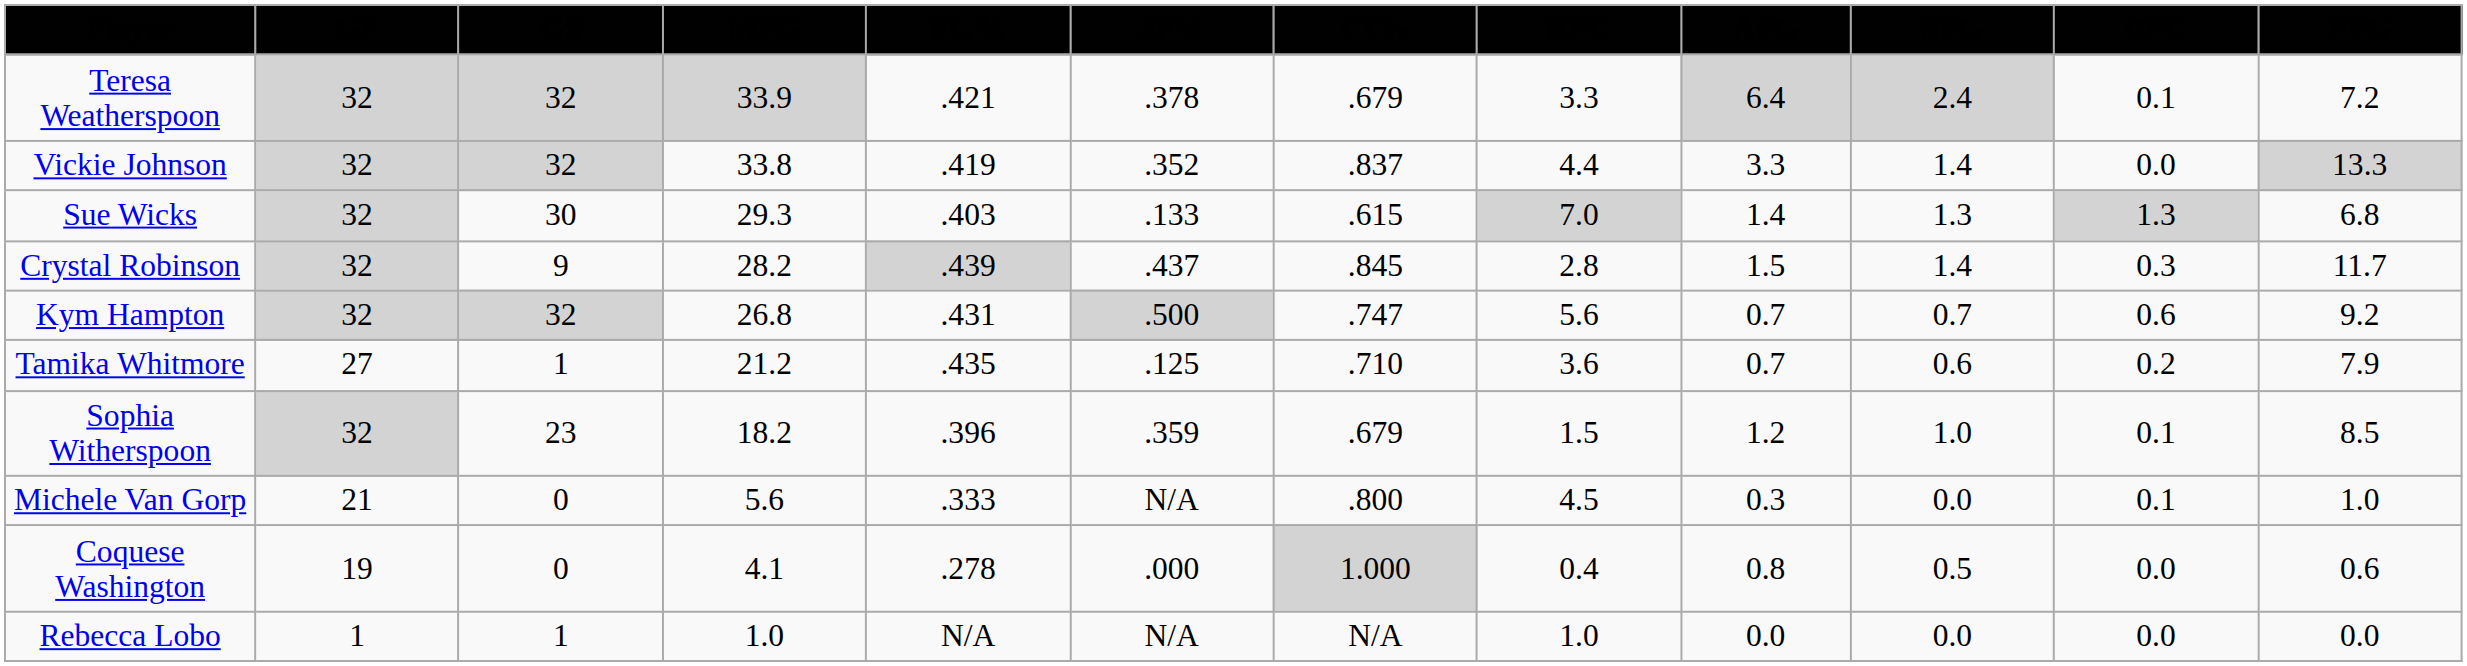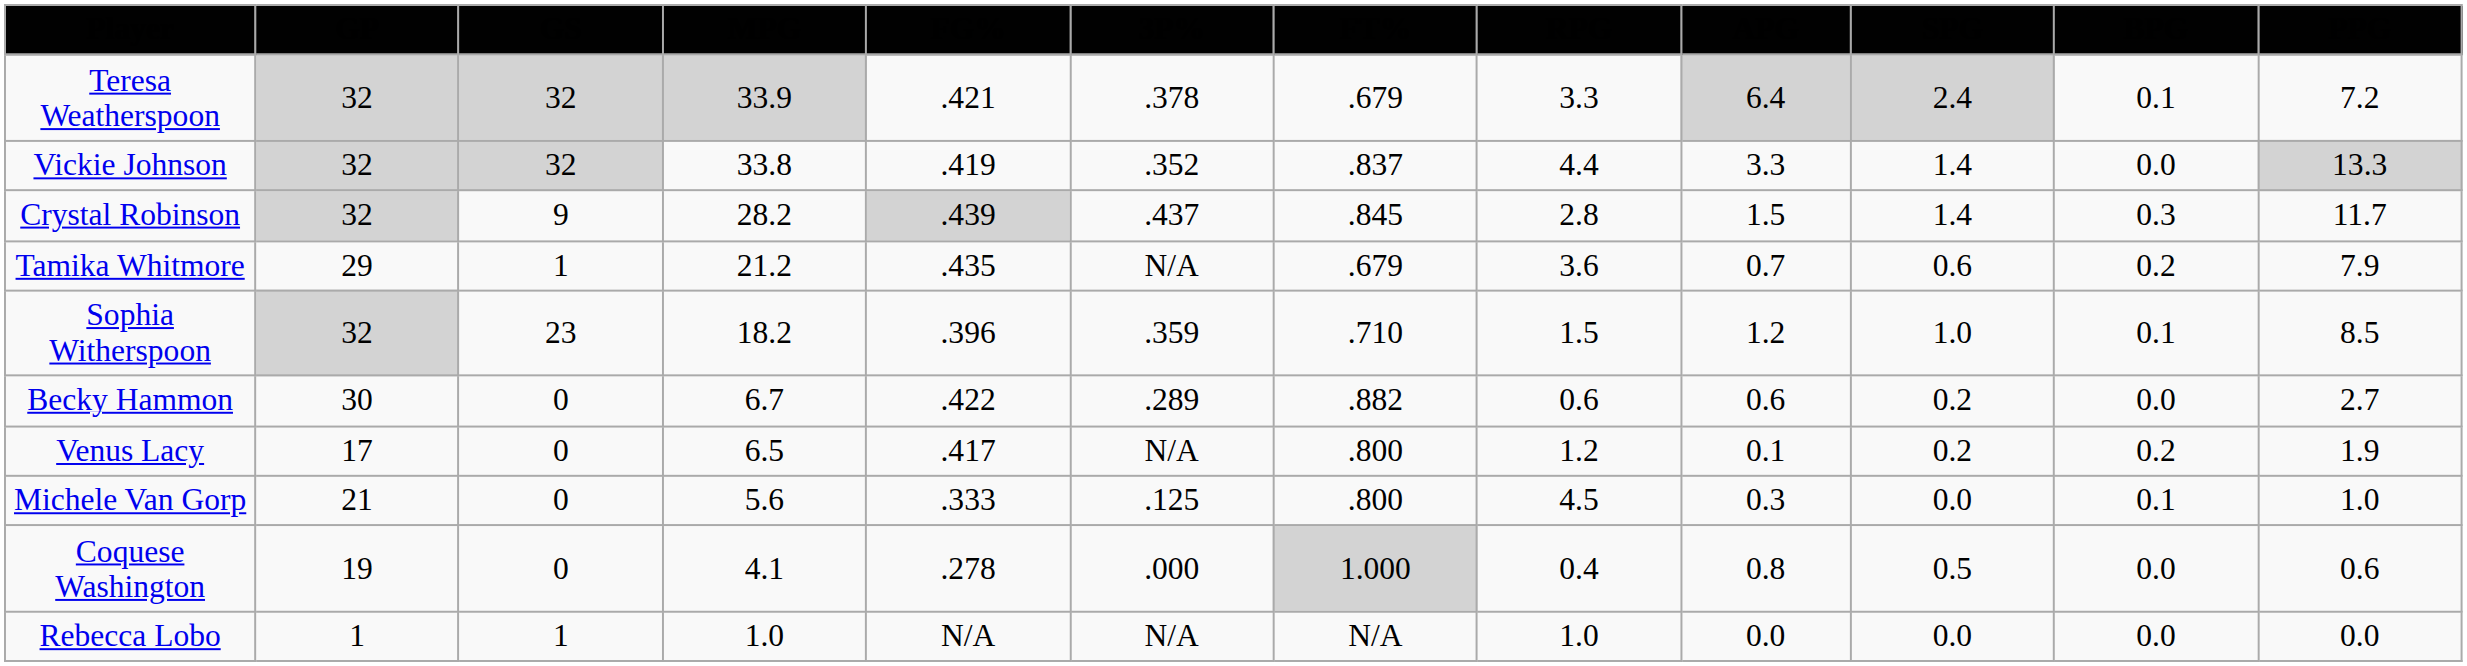- row: (130, 214)
- row: (130, 314)
(357, 364) 27 -> (357, 264) 29
(1172, 364) .125 -> (1172, 264) N/A
(1375, 364) .710 -> (1375, 264) .679
(1375, 432) .679 -> (1375, 332) .710
+ row: (130, 400)
+ row: (130, 450)
(1172, 500) N/A -> (1172, 500) .125
